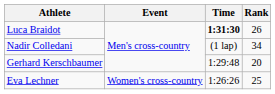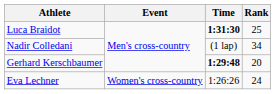(257, 30) 26 -> (257, 30) 25
(224, 63) normal -> (224, 63) bold
(257, 80) 25 -> (257, 80) 24
